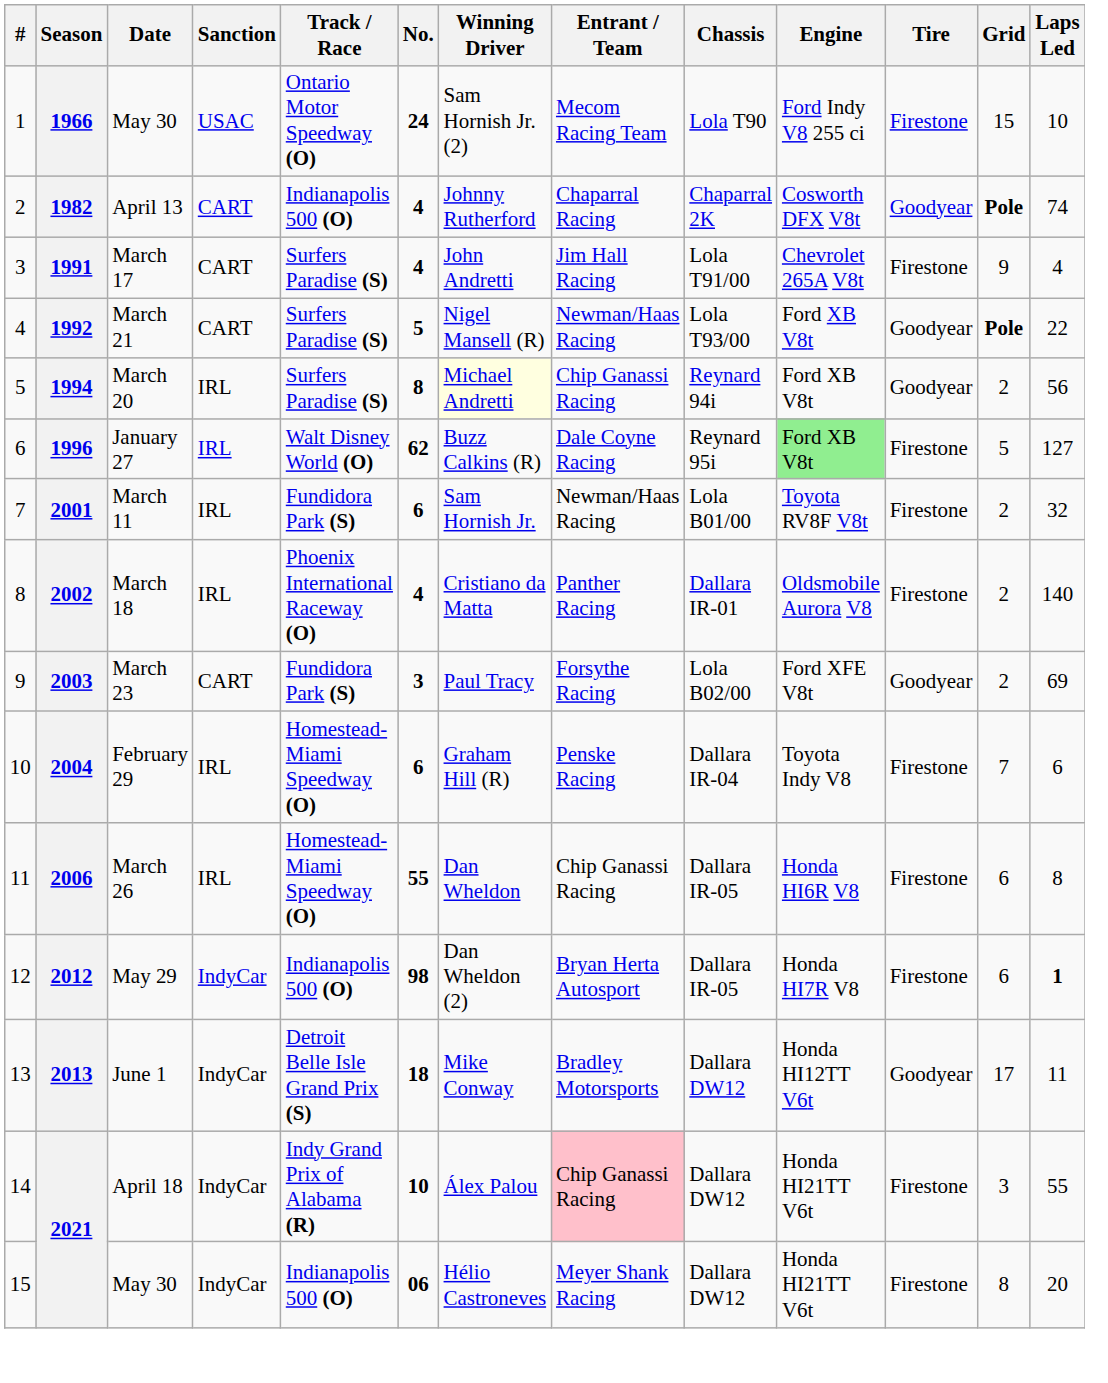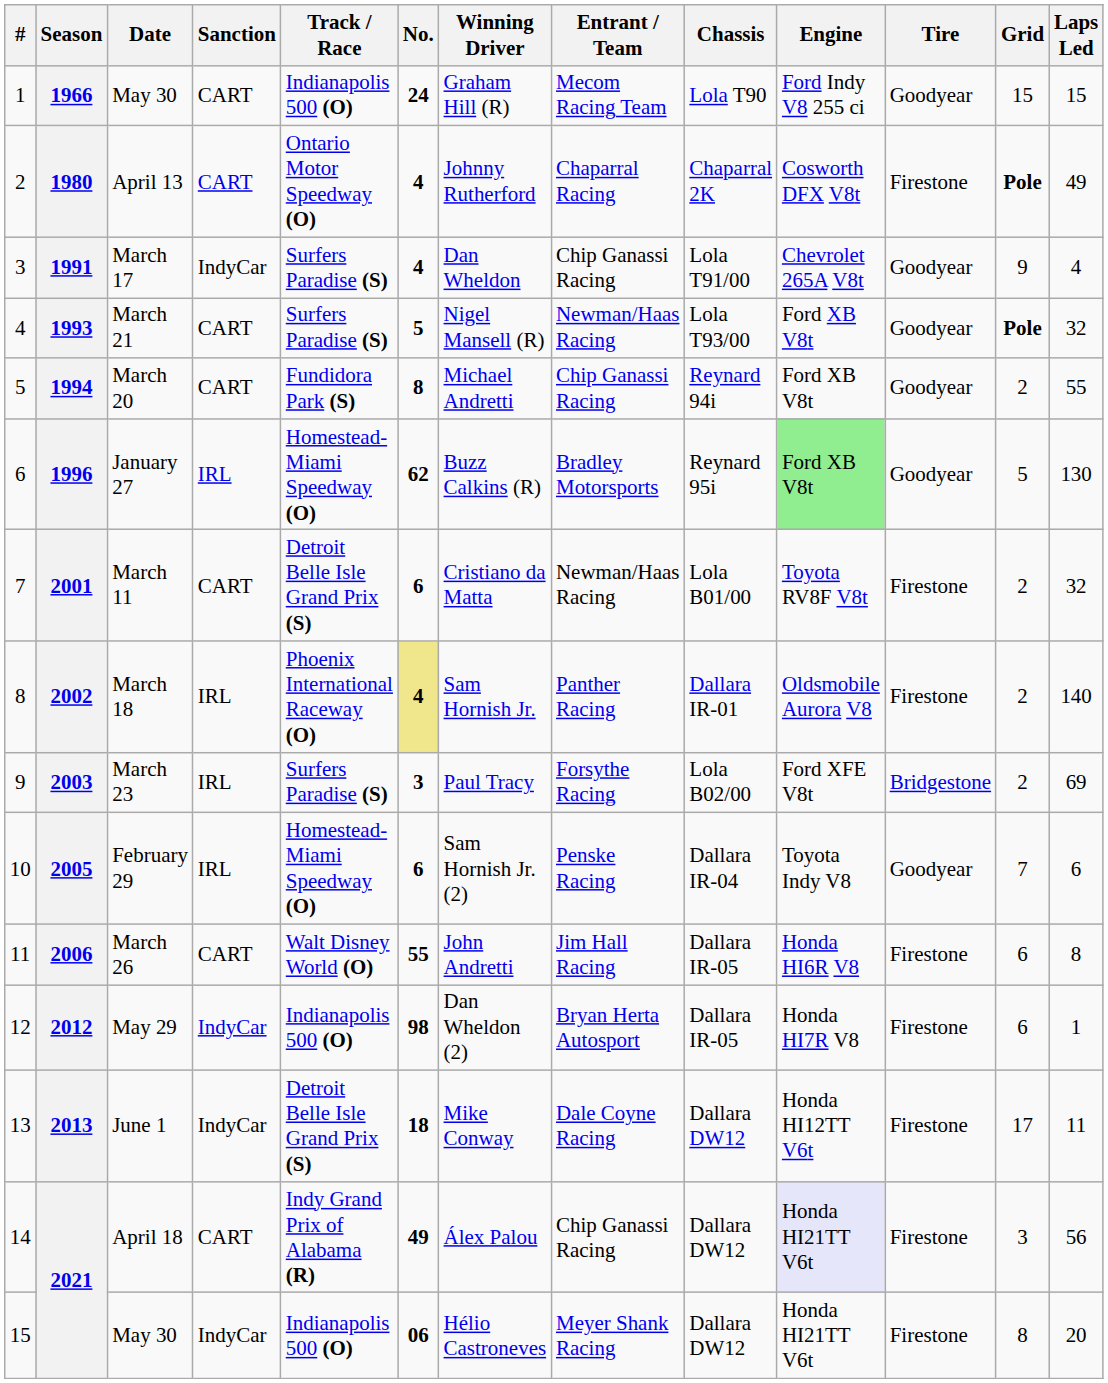(226, 120) USAC -> (225, 95) CART
(329, 120) Ontario Motor Speedway (O) -> (338, 95) Indianapolis 500 (O)
(490, 120) Sam Hornish Jr. (2) -> (477, 95) Graham Hill (R)
(929, 120) Firestone -> (931, 95) Goodyear
(1057, 120) 10 -> (1076, 95) 15
(71, 206) 1982 -> (71, 181) 1980
(338, 206) Indianapolis 500 (O) -> (329, 181) Ontario Motor Speedway (O)
(931, 206) Goodyear -> (929, 181) Firestone
(1057, 206) 74 -> (1076, 181) 49
(225, 267) CART -> (232, 267) IndyCar
(479, 267) John Andretti -> (482, 267) Dan Wheldon
(592, 267) Jim Hall Racing -> (612, 267) Chip Ganassi Racing
(929, 267) Firestone -> (931, 267) Goodyear
(71, 327) 1992 -> (71, 327) 1993
(1057, 327) 22 -> (1076, 327) 32
(215, 388) IRL -> (225, 388) CART
(337, 388) Surfers Paradise (S) -> (329, 388) Fundidora Park (S)
(479, 388) lightyellow background -> (479, 388) no background
(1057, 388) 56 -> (1076, 388) 55
(338, 448) Walt Disney World (O) -> (336, 474) Homestead-Miami Speedway (O)
(606, 448) Dale Coyne Racing -> (607, 474) Bradley Motorsports
(929, 448) Firestone -> (931, 474) Goodyear
(1057, 448) 127 -> (1076, 474) 130
(215, 509) IRL -> (225, 585) CART
(329, 509) Fundidora Park (S) -> (332, 585) Detroit Belle Isle Grand Prix (S)
(490, 509) Sam Hornish Jr. -> (495, 585) Cristiano da Matta
(418, 595) no background -> (418, 696) khaki background
(495, 595) Cristiano da Matta -> (490, 696) Sam Hornish Jr.
(225, 680) CART -> (215, 782) IRL
(329, 680) Fundidora Park (S) -> (337, 782) Surfers Paradise (S)
(931, 680) Goodyear -> (940, 782) Bridgestone
(71, 766) 2004 -> (71, 868) 2005
(477, 766) Graham Hill (R) -> (490, 868) Sam Hornish Jr. (2)
(929, 766) Firestone -> (931, 868) Goodyear
(215, 877) IRL -> (225, 953) CART
(336, 877) Homestead-Miami Speedway (O) -> (338, 953) Walt Disney World (O)
(482, 877) Dan Wheldon -> (479, 953) John Andretti
(612, 877) Chip Ganassi Racing -> (592, 953) Jim Hall Racing
(1057, 976) bold -> (1076, 1027) normal
(607, 1075) Bradley Motorsports -> (606, 1125) Dale Coyne Racing
(931, 1075) Goodyear -> (929, 1125) Firestone
(232, 1186) IndyCar -> (225, 1236) CART
(418, 1186) 10 -> (418, 1236) 49
(612, 1186) pink background -> (612, 1236) no background
(816, 1186) no background -> (816, 1236) lavender background
(1057, 1186) 55 -> (1076, 1236) 56
